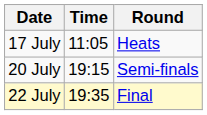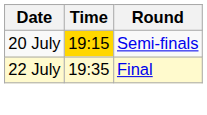- row: (34, 43)
(89, 69) no background -> (89, 43) gold background
